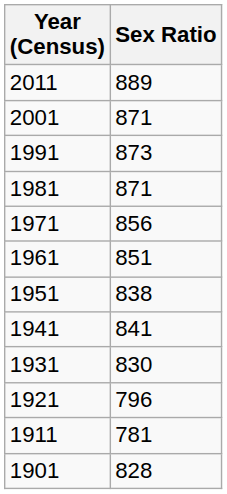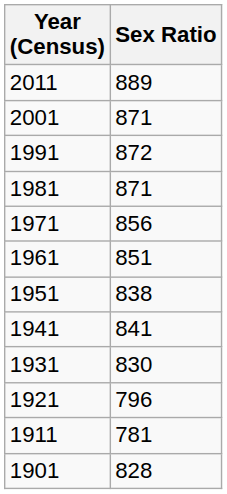(134, 152) 873 -> (134, 152) 872
